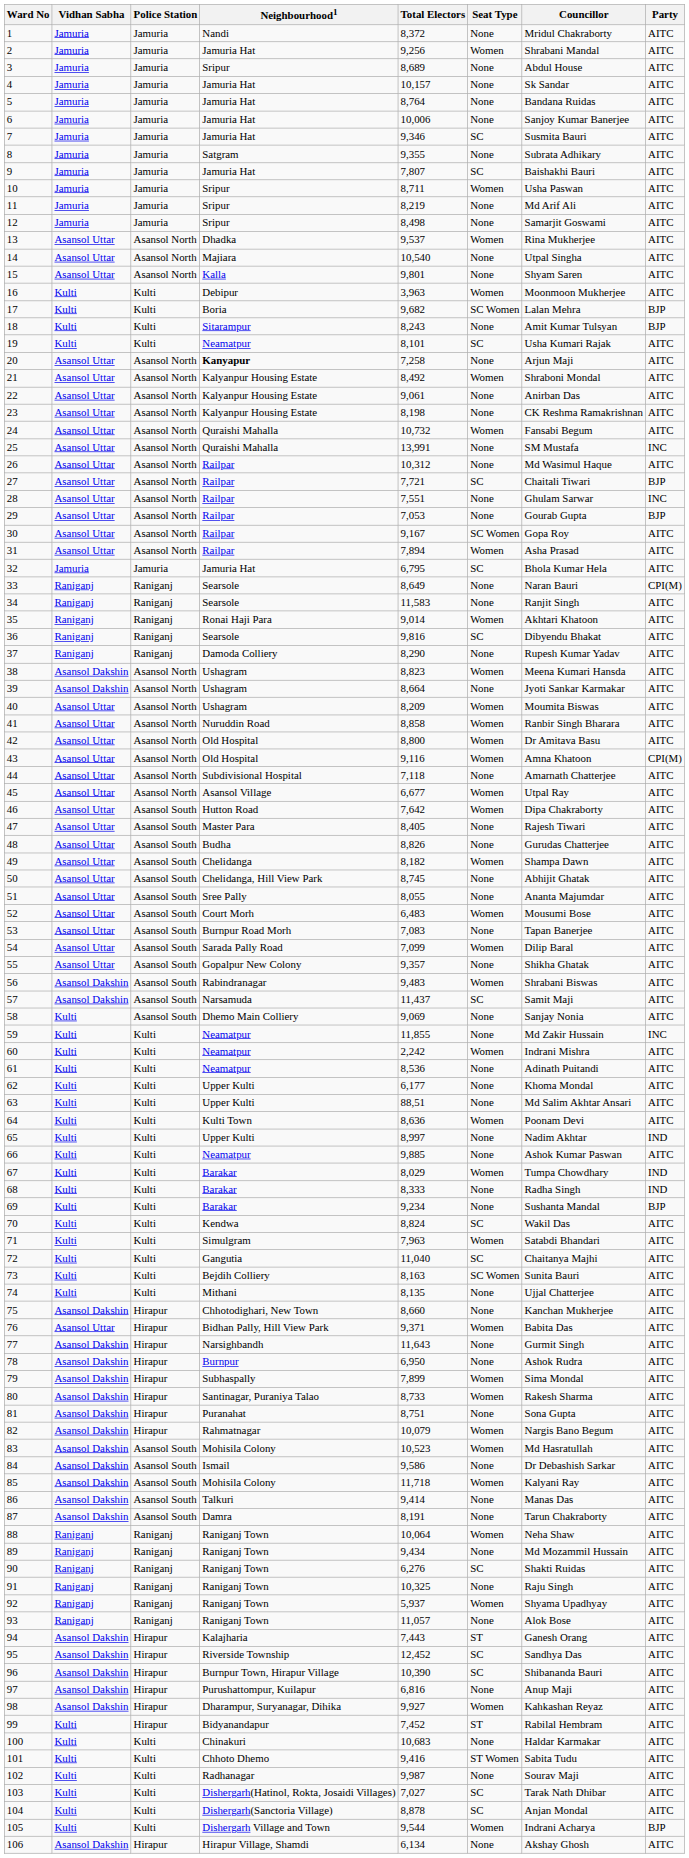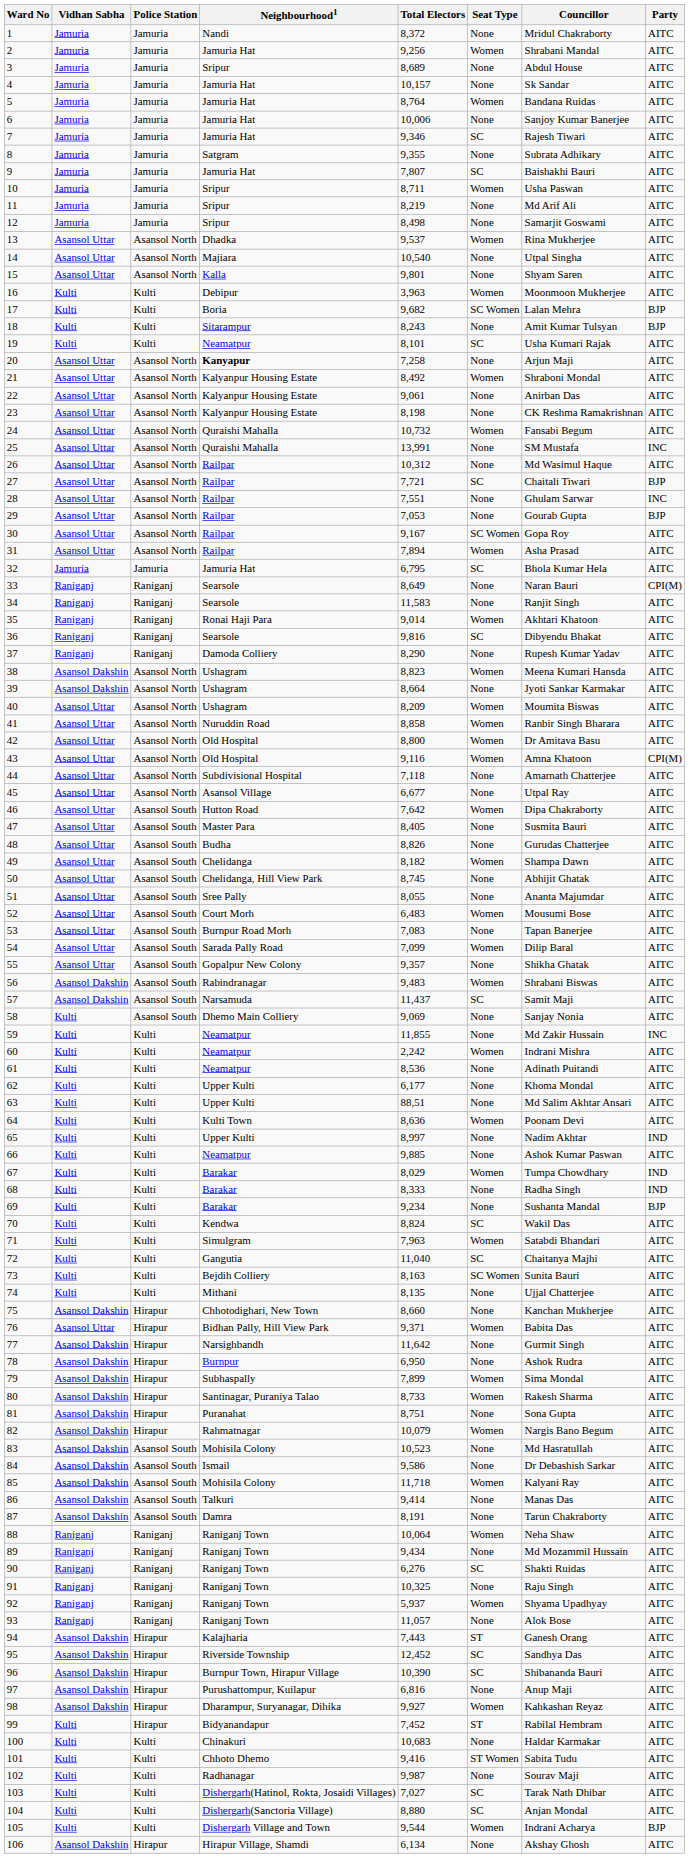(482, 102) None -> (487, 102) Women
(556, 136) Susmita Bauri -> (555, 136) Rajesh Tiwari
(487, 792) Women -> (482, 792) None
(555, 827) Rajesh Tiwari -> (556, 827) Susmita Bauri
(415, 1344) 11,643 -> (415, 1344) 11,642
(487, 1448) Women -> (482, 1448) None
(413, 1810) 8,878 -> (413, 1810) 8,880
